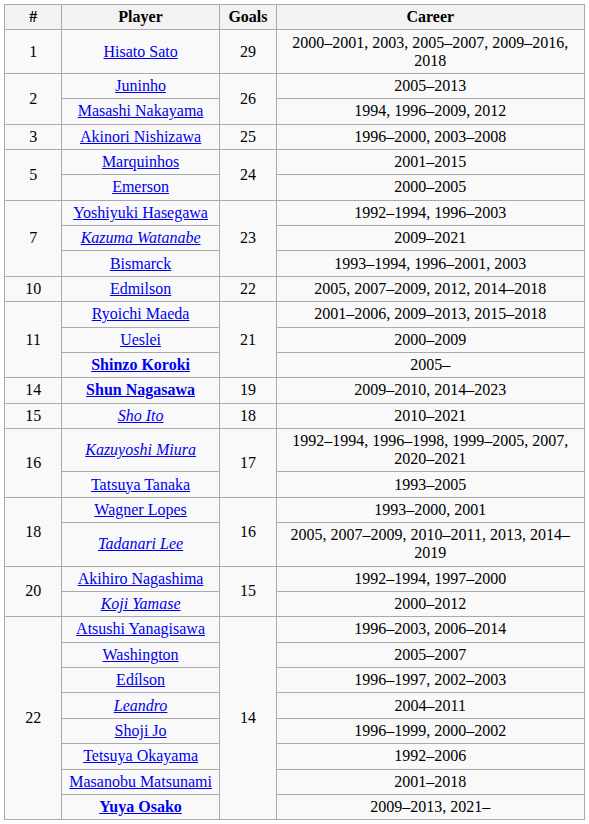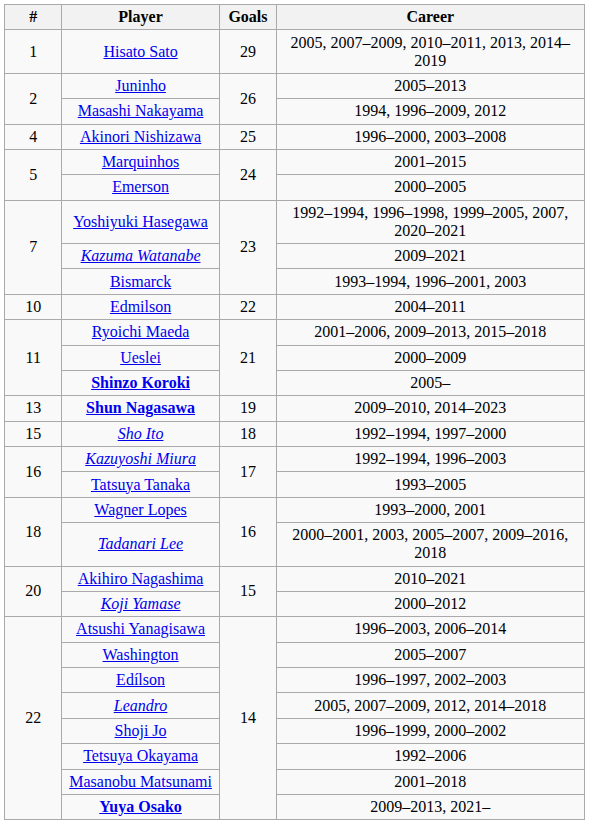(430, 51) 2000–2001, 2003, 2005–2007, 2009–2016, 2018 -> (430, 51) 2005, 2007–2009, 2010–2011, 2013, 2014–2019
(33, 136) 3 -> (33, 136) 4
(430, 212) 1992–1994, 1996–2003 -> (430, 221) 1992–1994, 1996–1998, 1999–2005, 2007, 2020–2021
(430, 288) 2005, 2007–2009, 2012, 2014–2018 -> (430, 306) 2004–2011
(33, 390) 14 -> (33, 408) 13
(430, 415) 2010–2021 -> (430, 433) 1992–1994, 1997–2000
(430, 450) 1992–1994, 1996–1998, 1999–2005, 2007, 2020–2021 -> (430, 459) 1992–1994, 1996–2003
(430, 544) 2005, 2007–2009, 2010–2011, 2013, 2014–2019 -> (430, 544) 2000–2001, 2003, 2005–2007, 2009–2016, 2018
(430, 578) 1992–1994, 1997–2000 -> (430, 578) 2010–2021
(430, 705) 2004–2011 -> (430, 705) 2005, 2007–2009, 2012, 2014–2018
